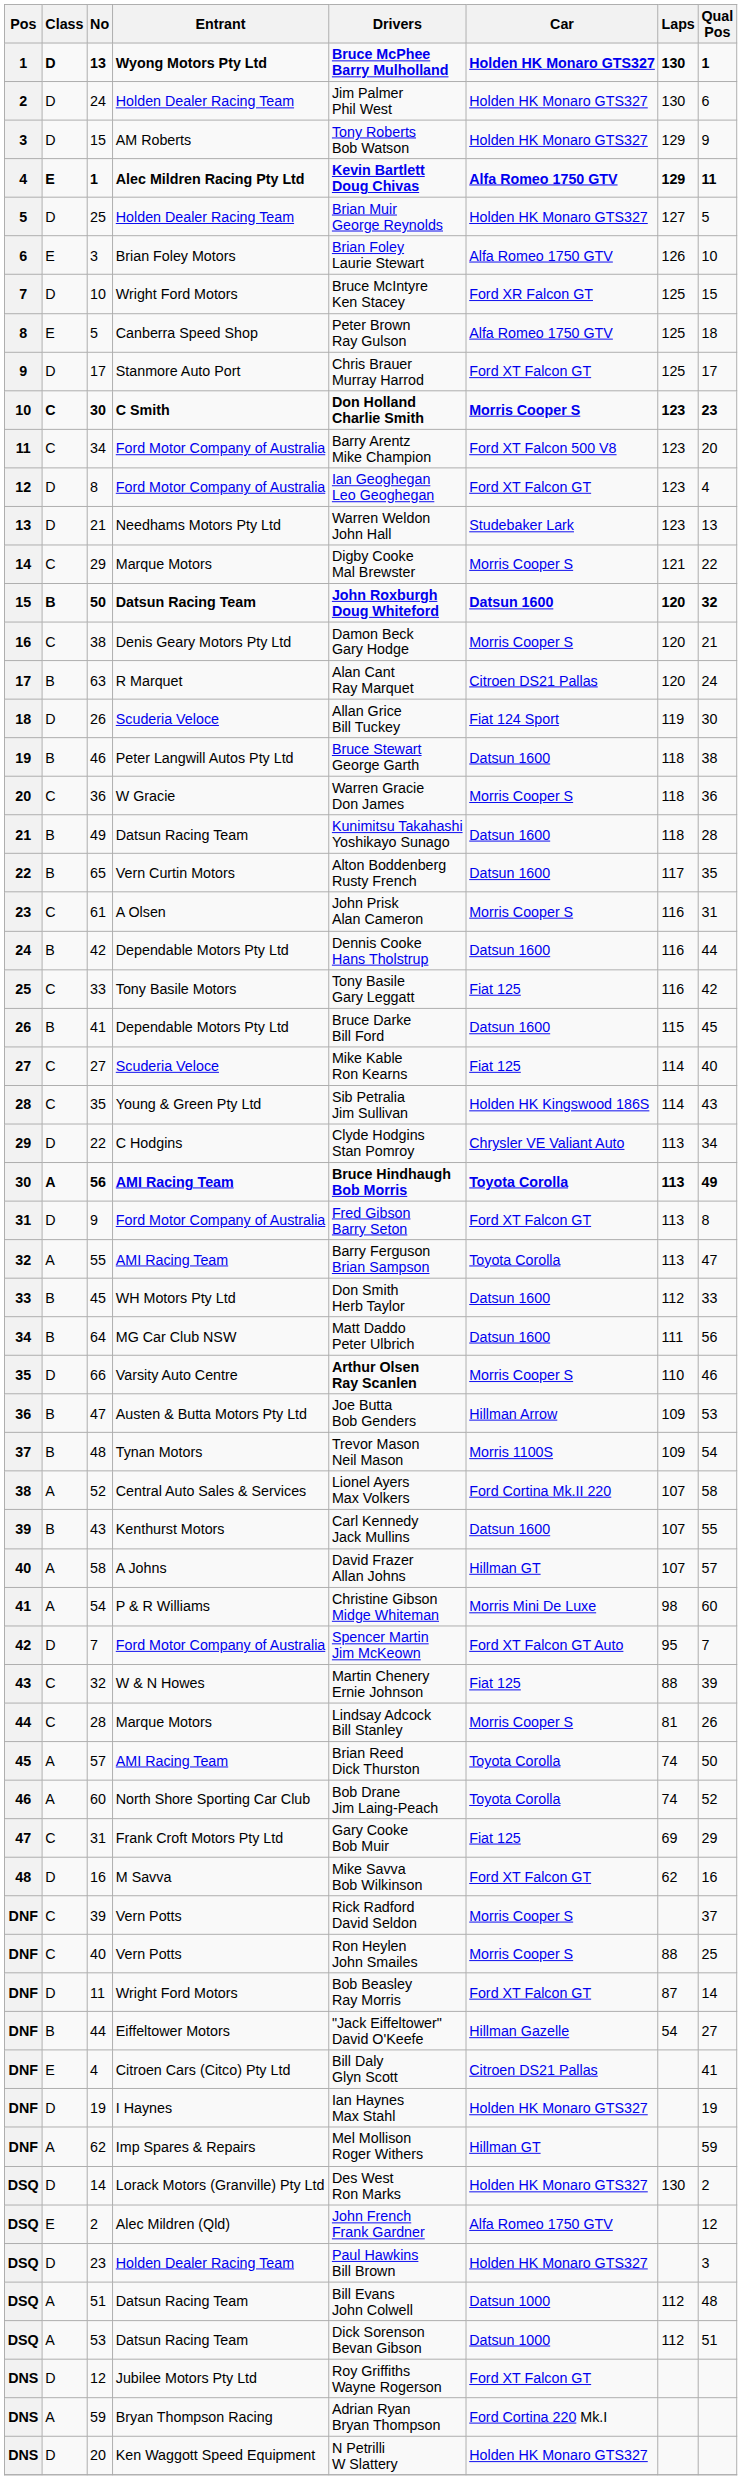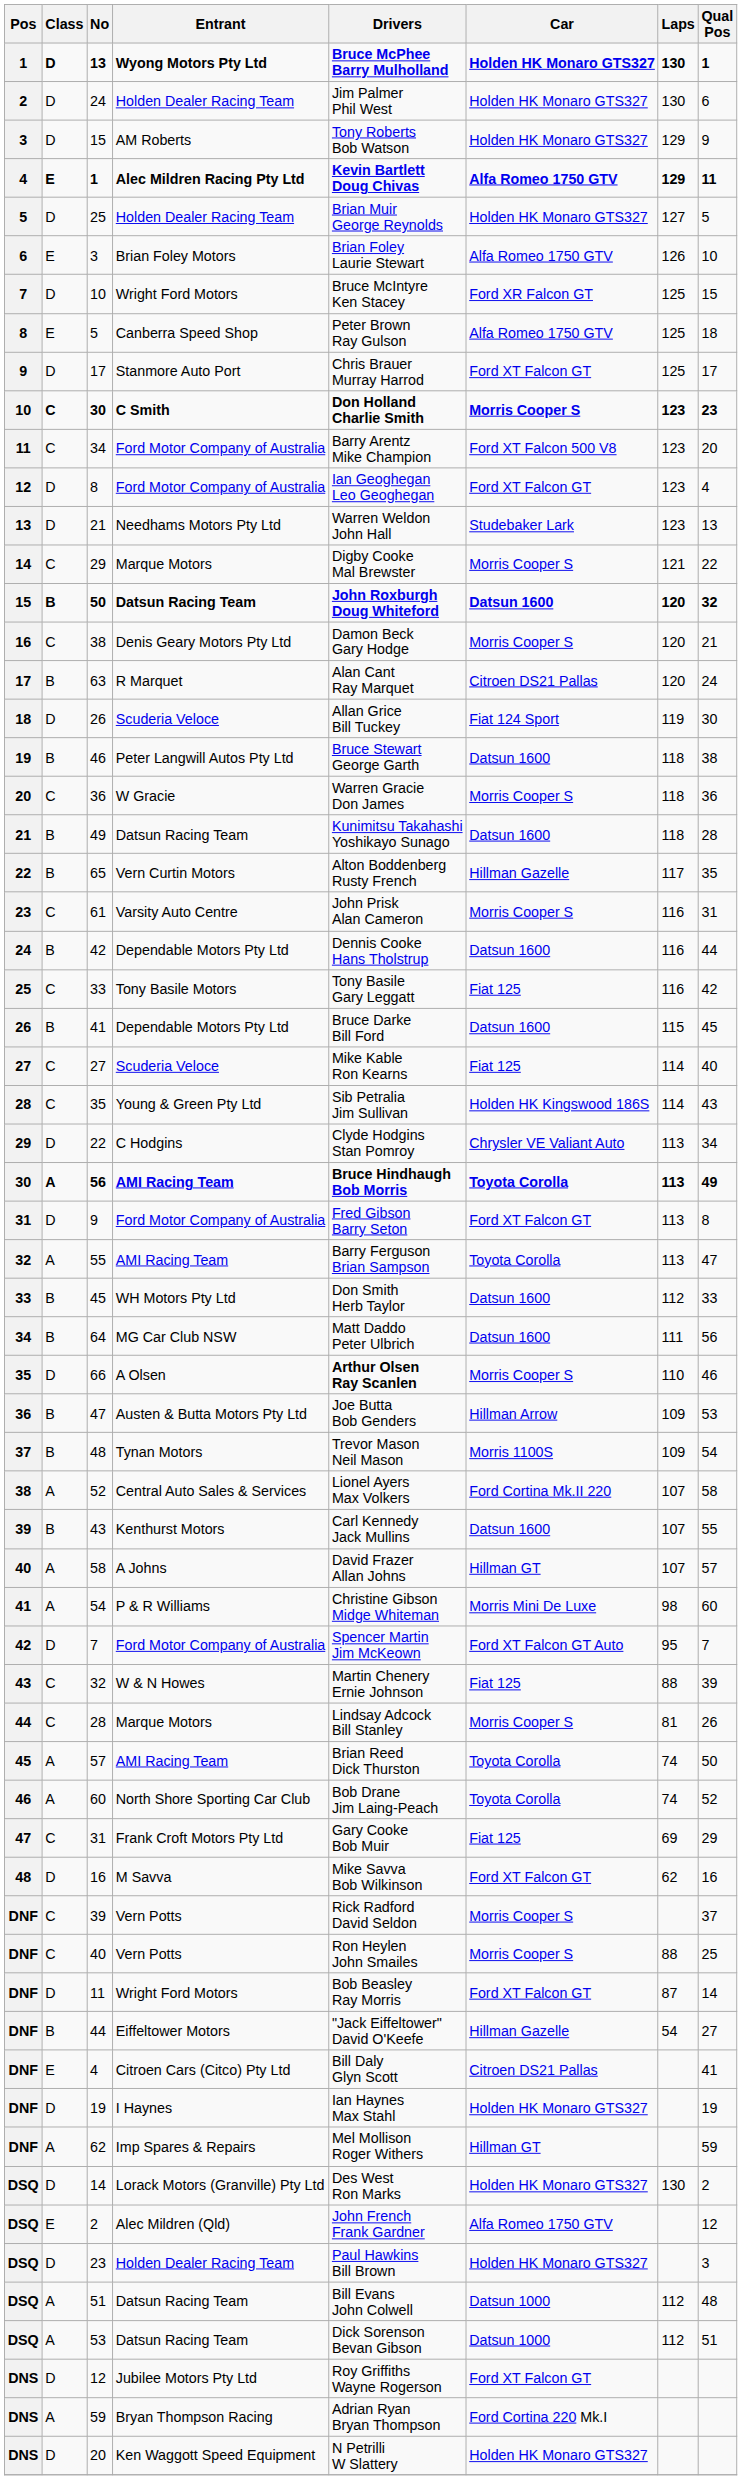(510, 873) Datsun 1600 -> (519, 873) Hillman Gazelle
(141, 912) A Olsen -> (177, 912) Varsity Auto Centre
(177, 1375) Varsity Auto Centre -> (141, 1375) A Olsen
